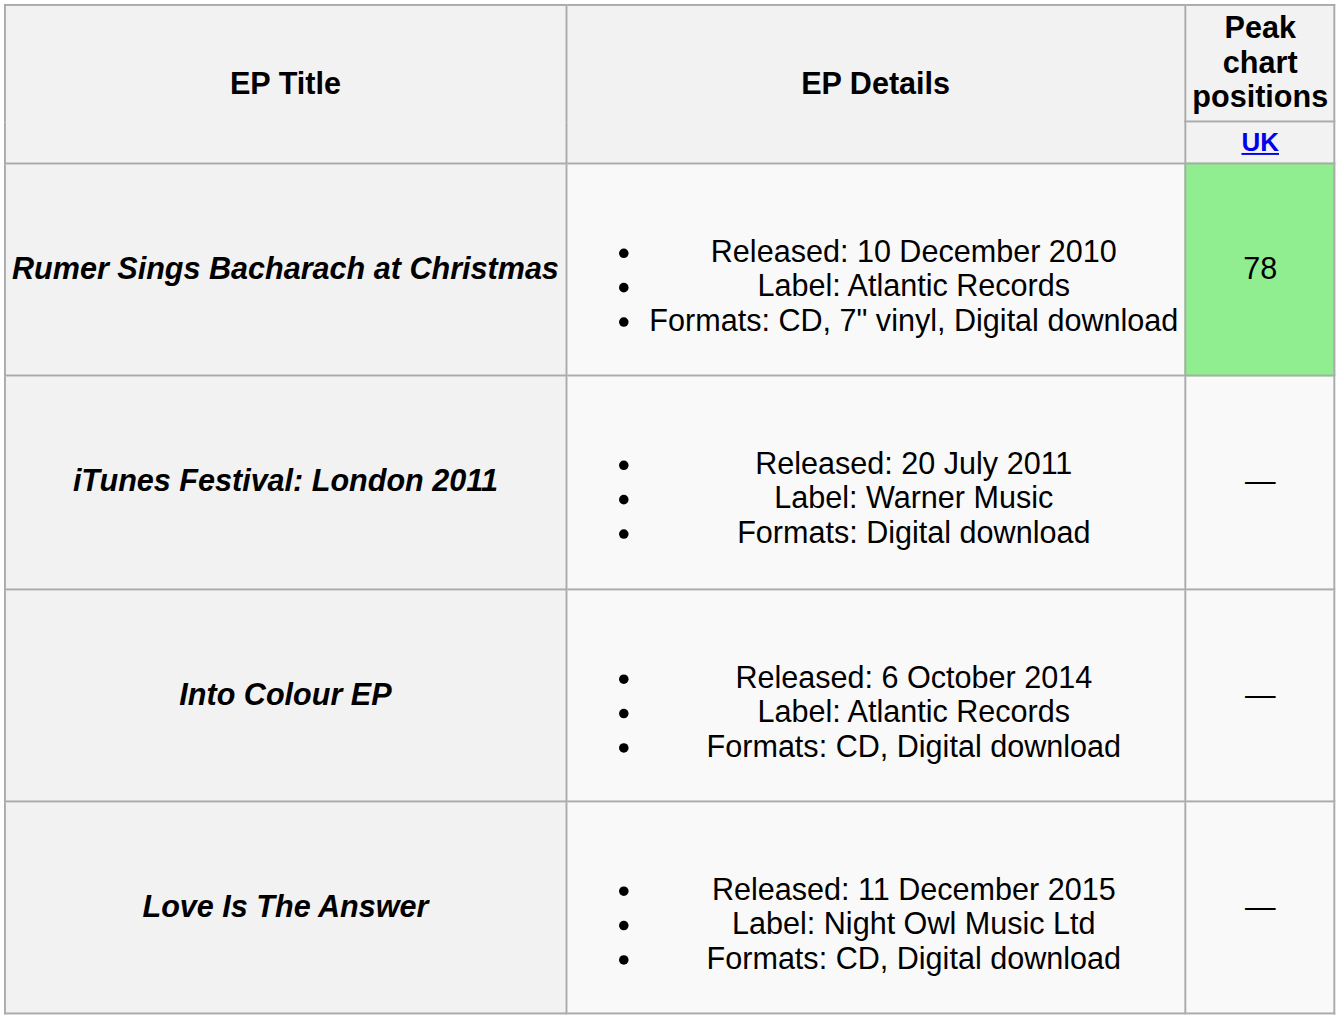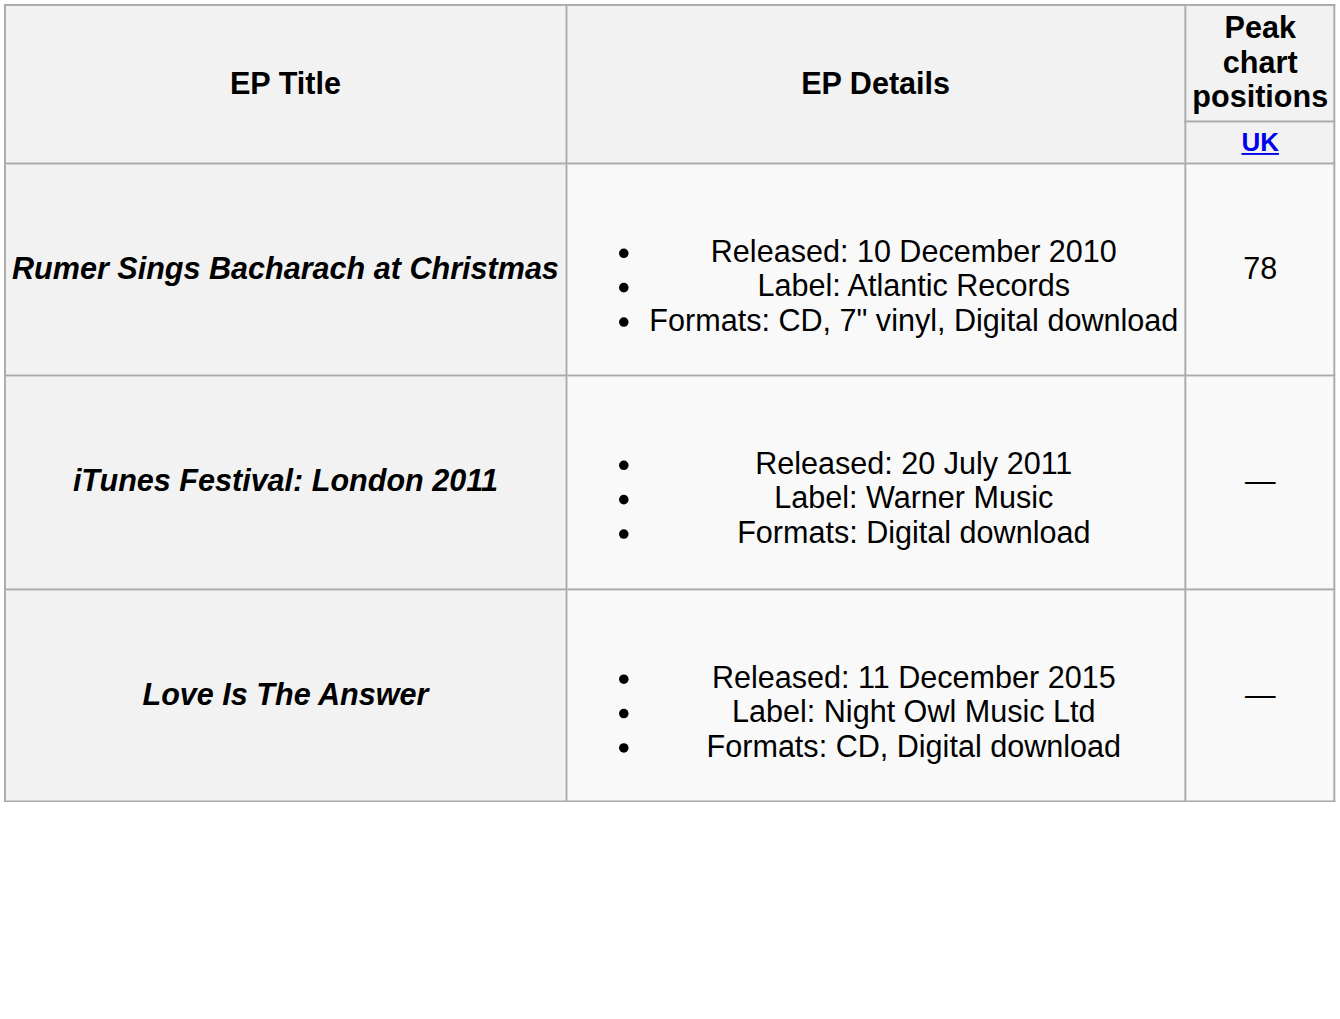(1260, 269) lightgreen background -> (1260, 269) no background
- row: (285, 694)
